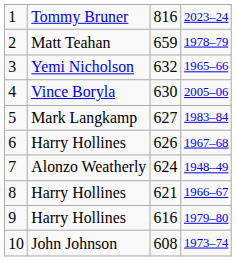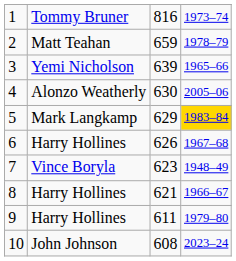(206, 17) 2023–24 -> (206, 17) 1973–74
(165, 67) 632 -> (165, 67) 639
(73, 92) Vince Boryla -> (89, 92) Alonzo Weatherly
(165, 117) 627 -> (165, 117) 629
(206, 117) no background -> (206, 117) gold background
(89, 167) Alonzo Weatherly -> (73, 167) Vince Boryla
(165, 167) 624 -> (165, 167) 623
(165, 218) 616 -> (165, 218) 611
(206, 243) 1973–74 -> (206, 243) 2023–24
